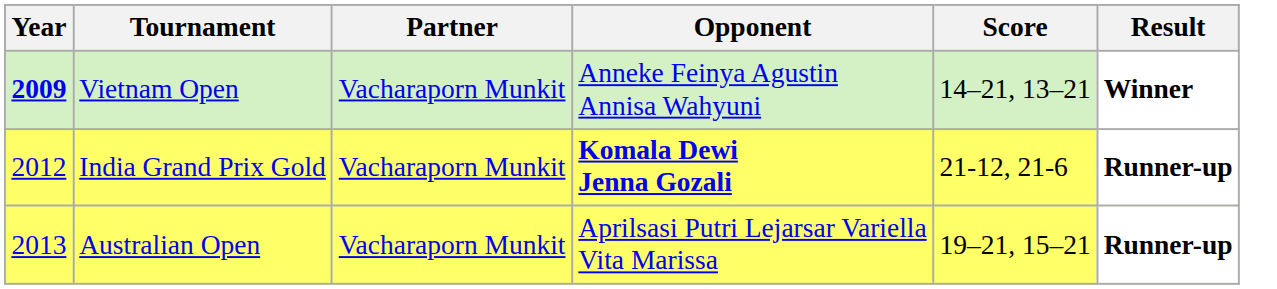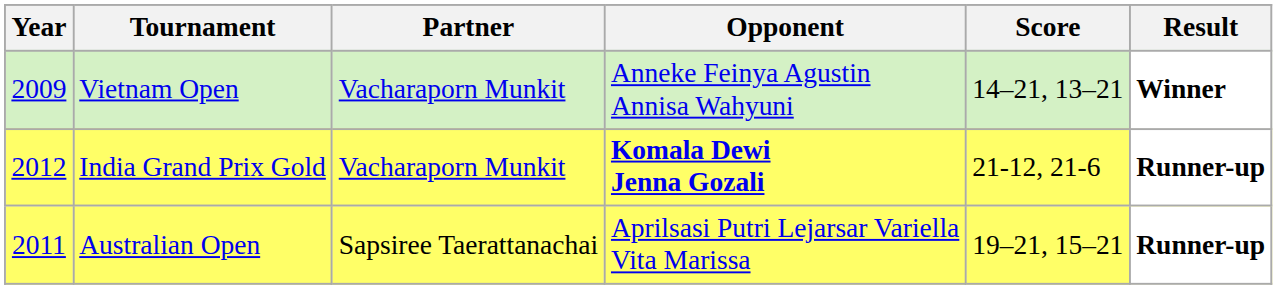(39, 89) bold -> (39, 89) normal
(39, 244) 2013 -> (39, 244) 2011
(452, 244) Vacharaporn Munkit -> (468, 244) Sapsiree Taerattanachai
